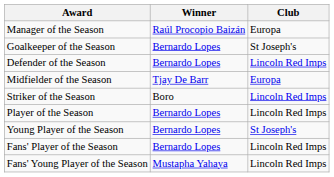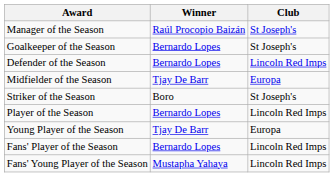(265, 29) Europa -> (273, 29) St Joseph's
(288, 96) Lincoln Red Imps -> (273, 96) St Joseph's
(186, 130) Bernardo Lopes -> (180, 130) Tjay De Barr
(273, 130) St Joseph's -> (265, 130) Europa
